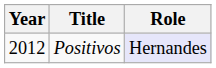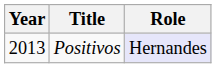(27, 47) 2012 -> (27, 47) 2013
